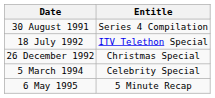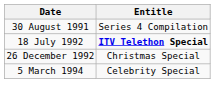(153, 41) normal -> (153, 41) bold
- row: (50, 86)
